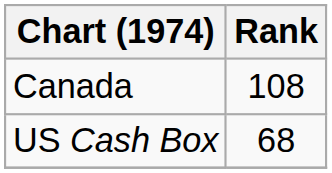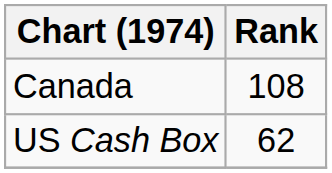(276, 140) 68 -> (276, 140) 62
